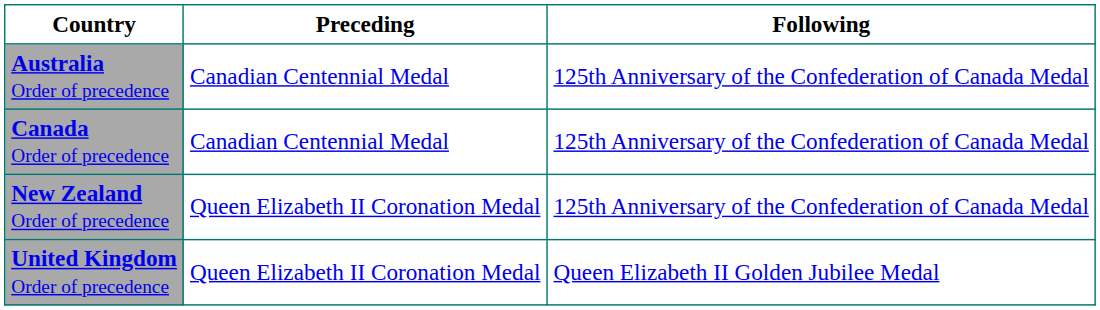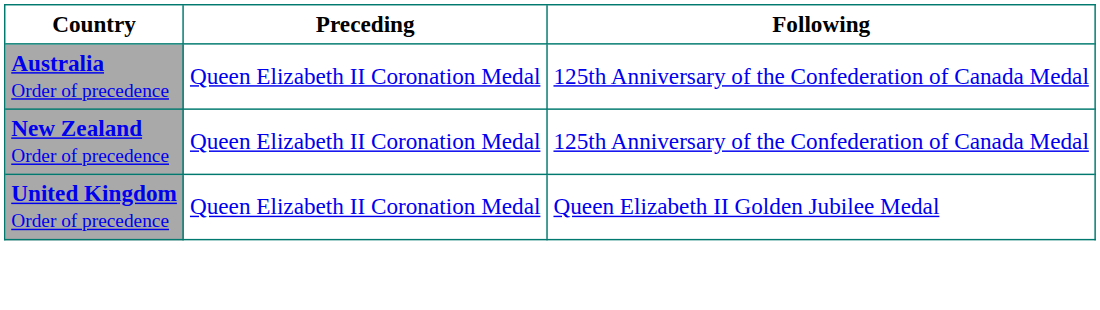(319, 76) Canadian Centennial Medal -> (365, 76) Queen Elizabeth II Coronation Medal
- row: (90, 141)
